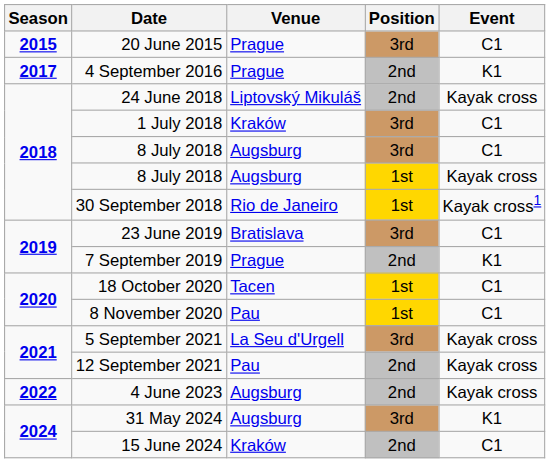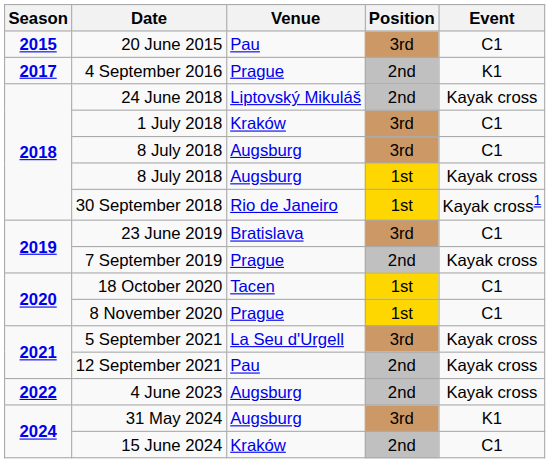(257, 44) Prague -> (245, 44) Pau
(492, 260) K1 -> (492, 260) Kayak cross
(245, 312) Pau -> (257, 312) Prague
